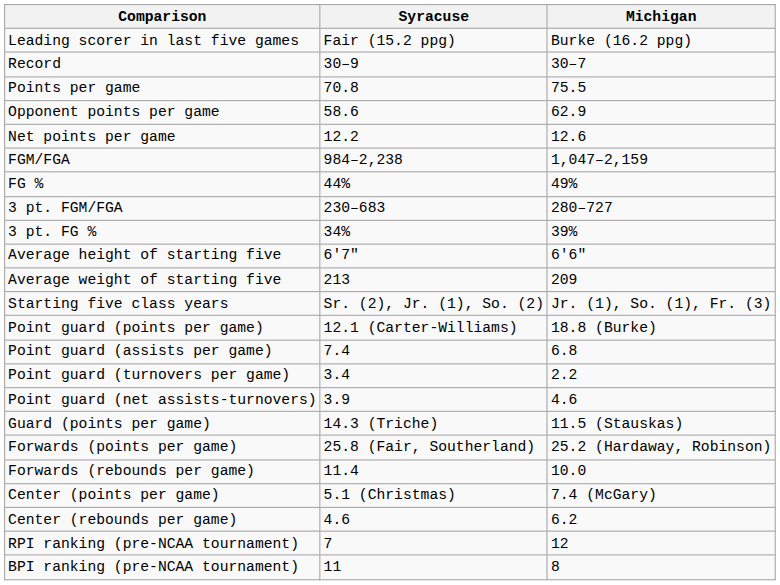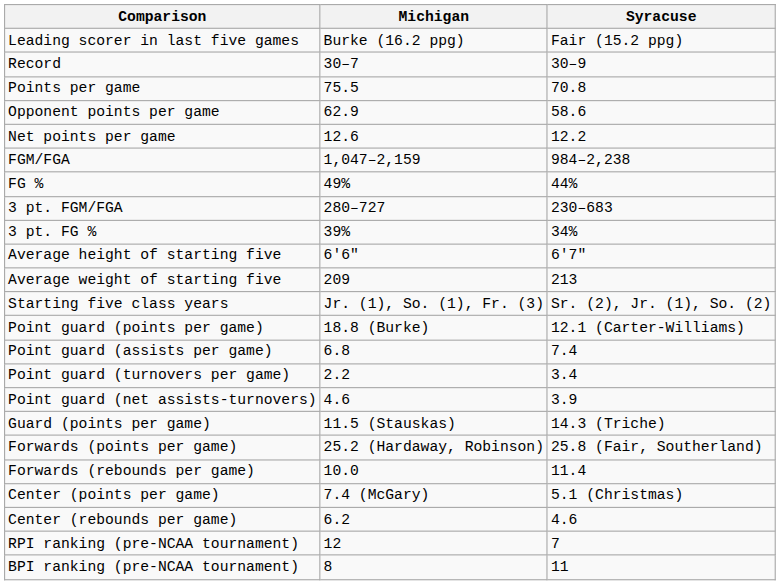columns swapped: (434, 17) <-> (661, 17)
